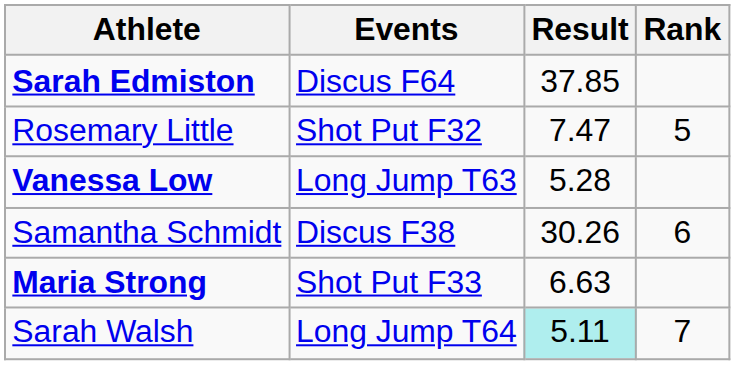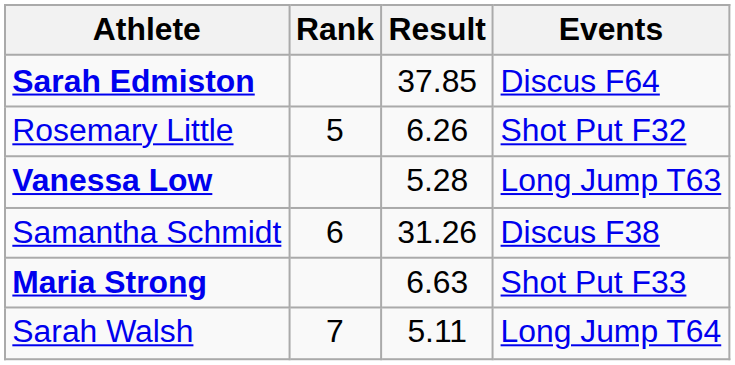columns swapped: (406, 29) <-> (682, 29)
(580, 130) 7.47 -> (437, 130) 6.26
(580, 231) 30.26 -> (437, 231) 31.26
(580, 332) paleturquoise background -> (437, 332) no background
